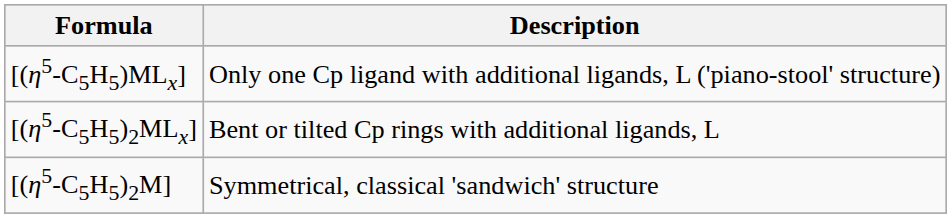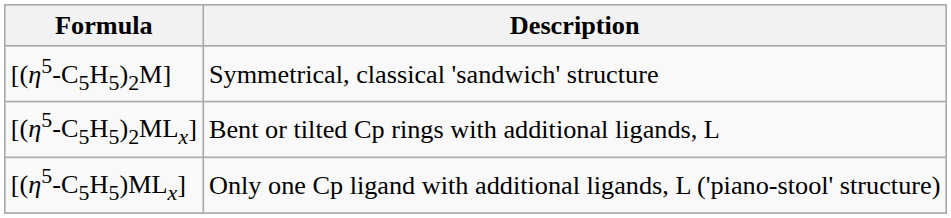rows swapped: (91, 185) <-> (98, 73)
